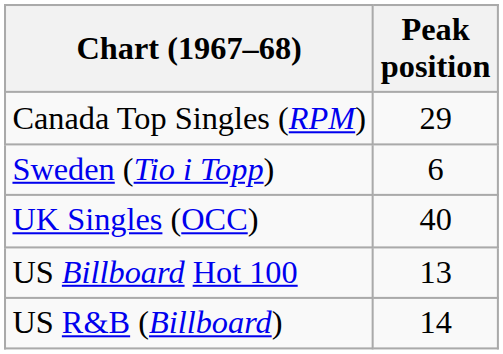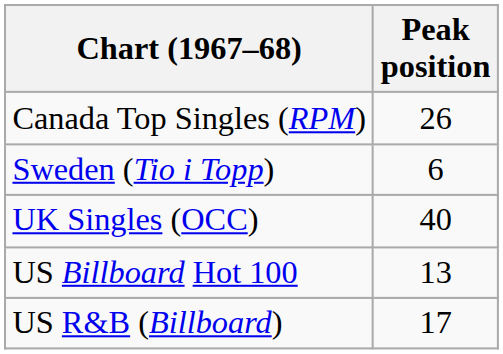(436, 117) 29 -> (436, 117) 26
(436, 322) 14 -> (436, 322) 17
